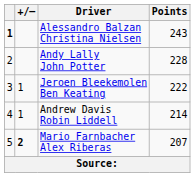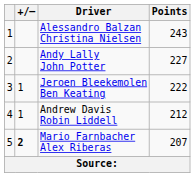(10, 34) bold -> (10, 34) normal
(179, 61) 228 -> (179, 61) 227
(179, 116) 214 -> (179, 116) 212
